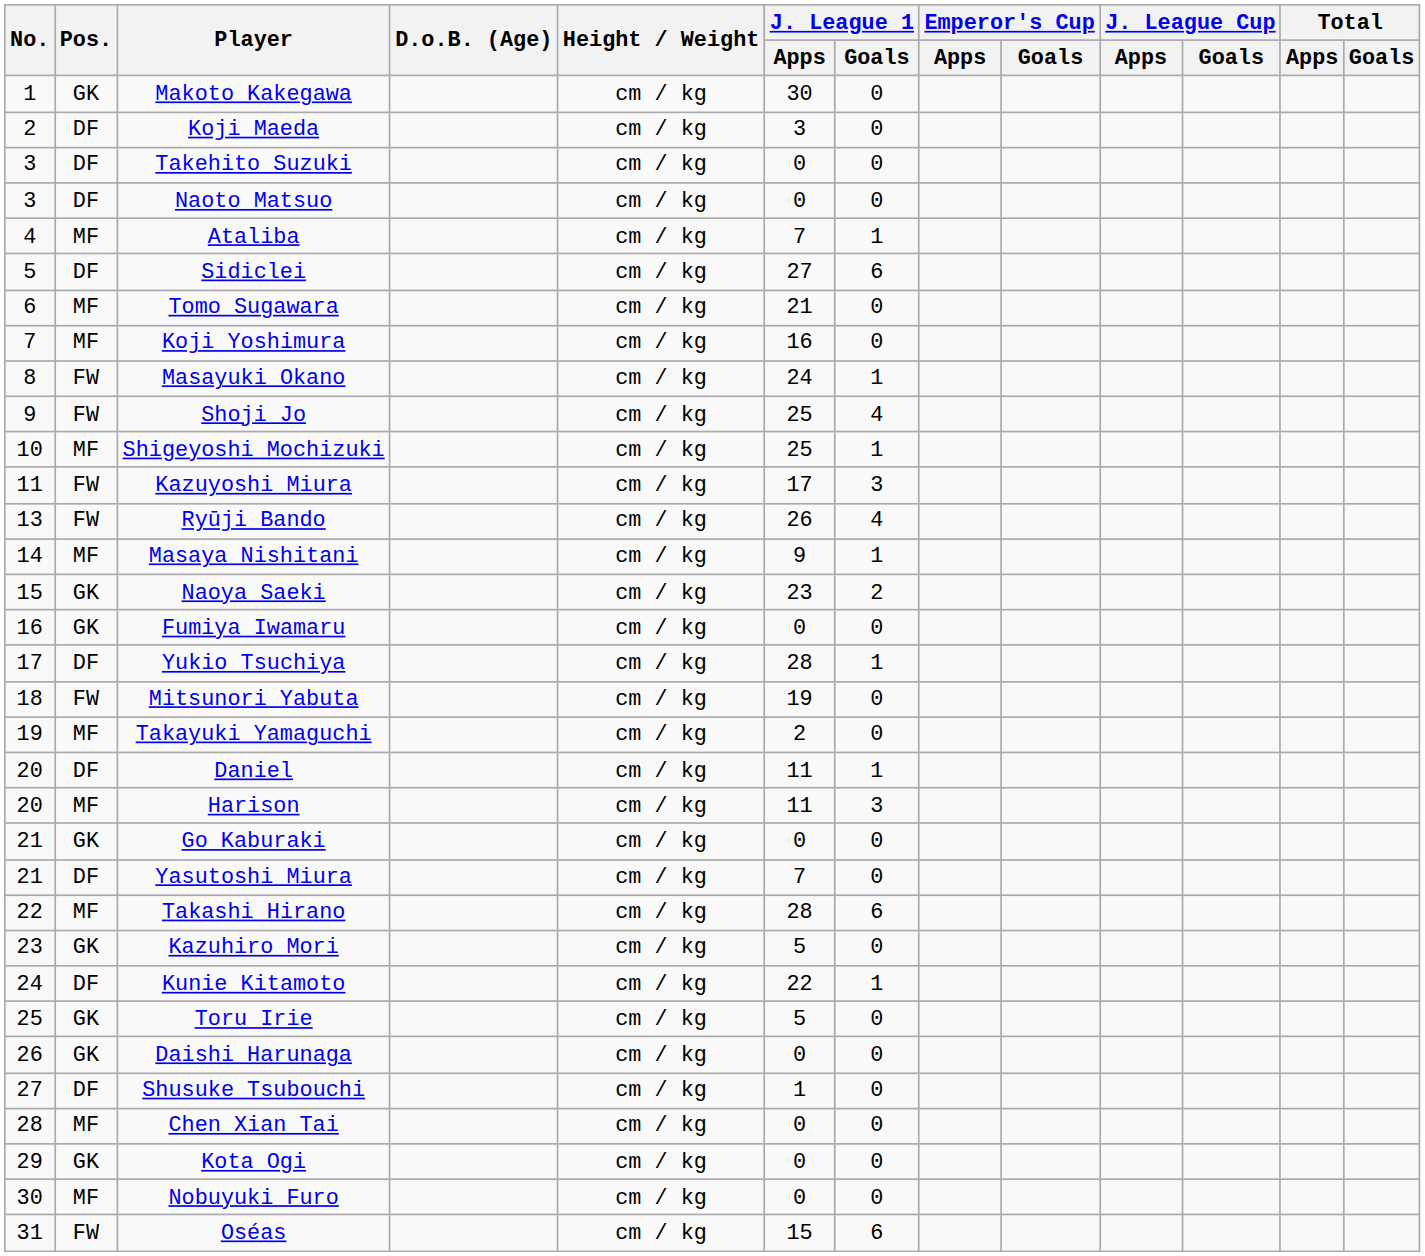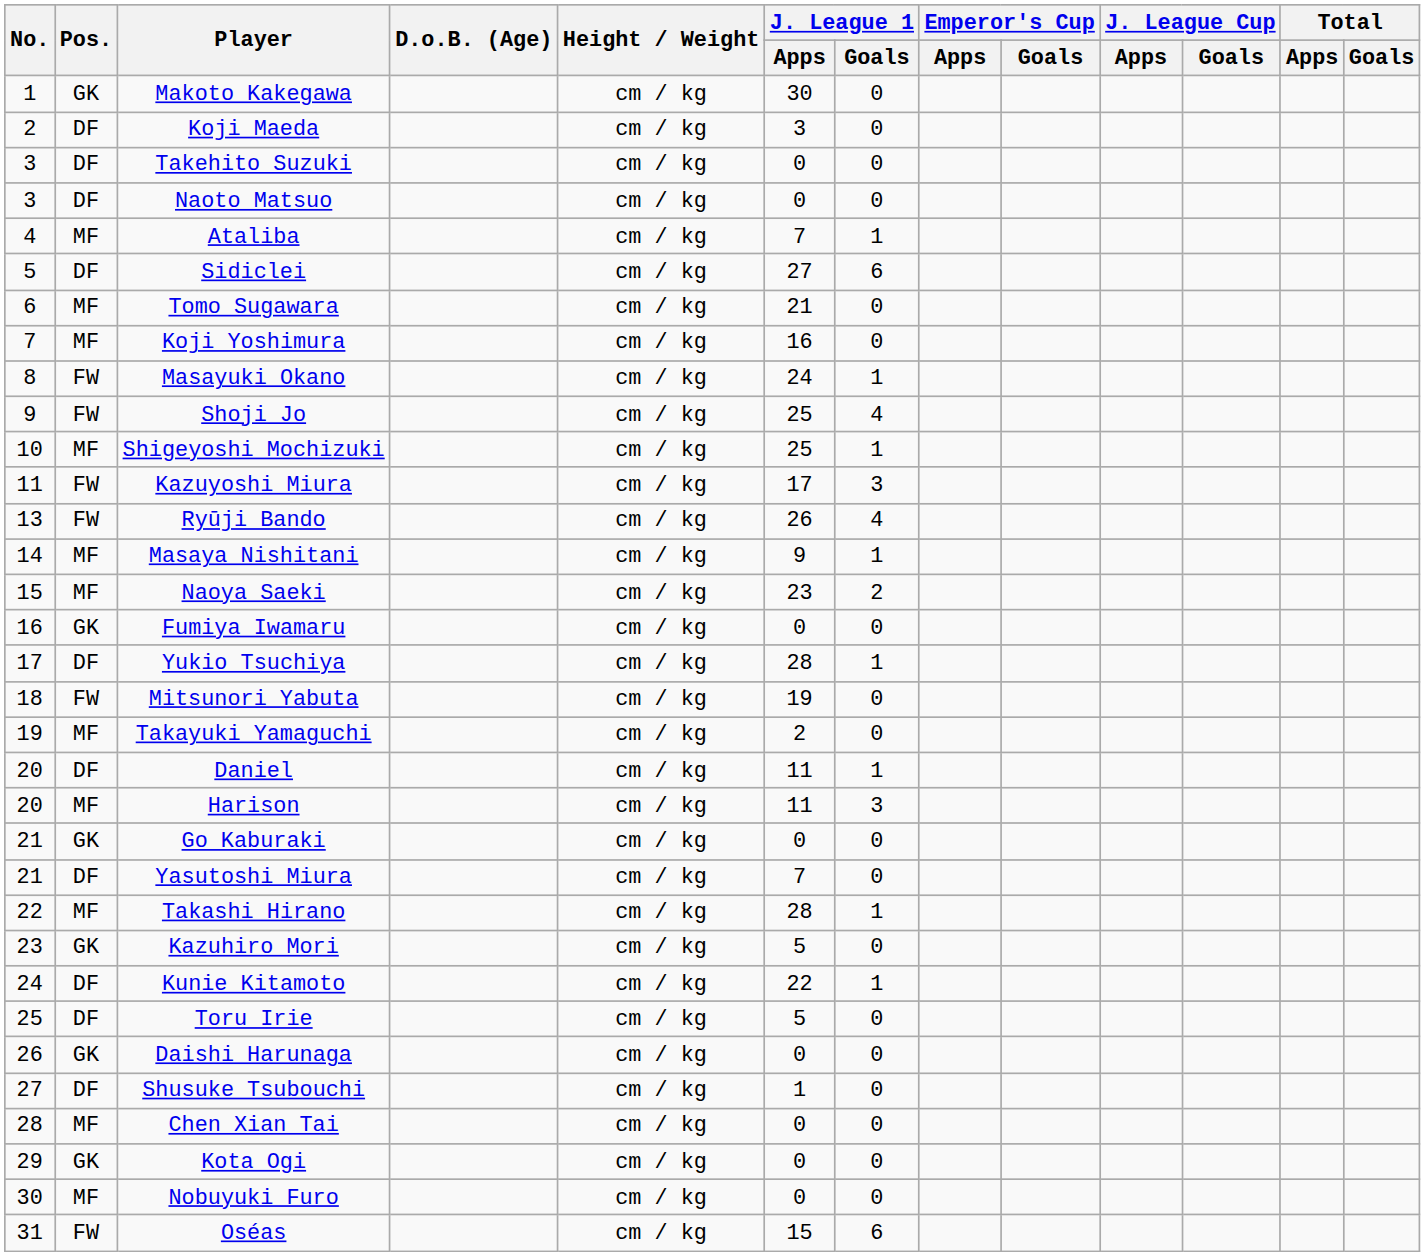(86, 592) GK -> (86, 592) MF
(877, 913) 6 -> (877, 913) 1
(86, 1019) GK -> (86, 1019) DF
